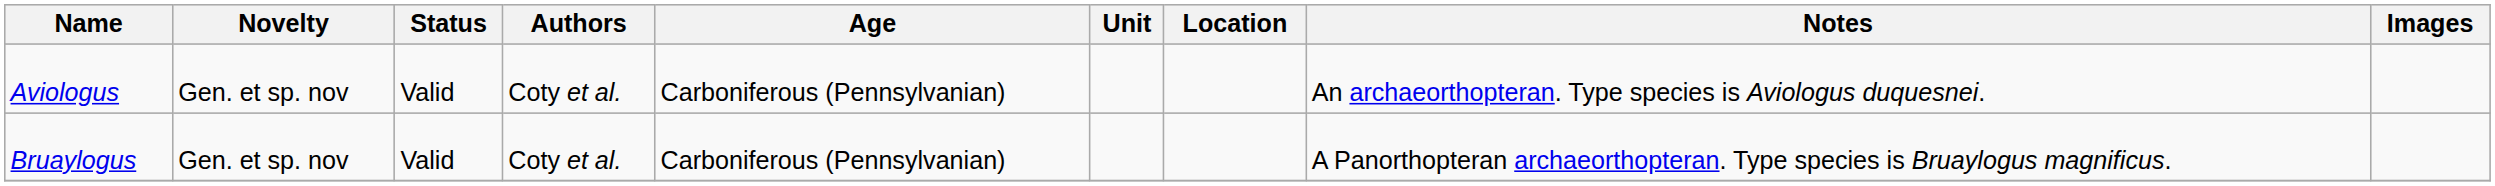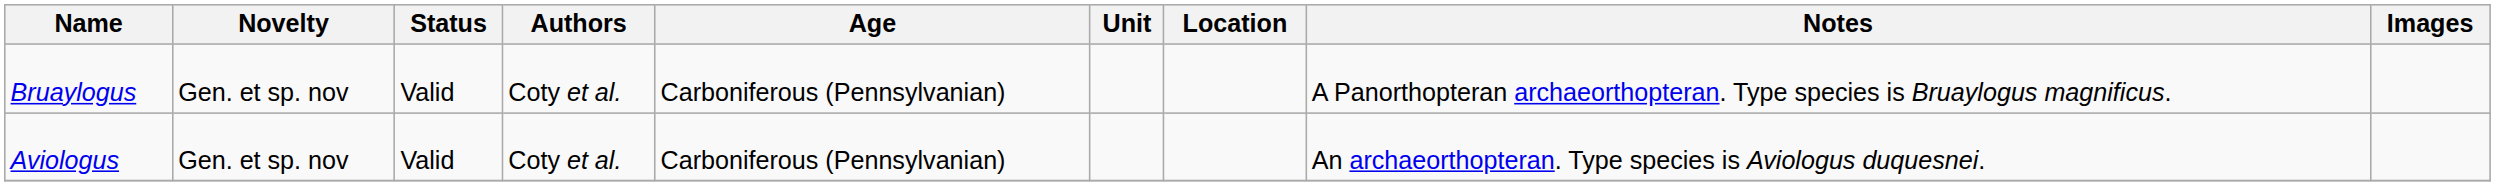rows swapped: (65, 92) <-> (73, 160)
